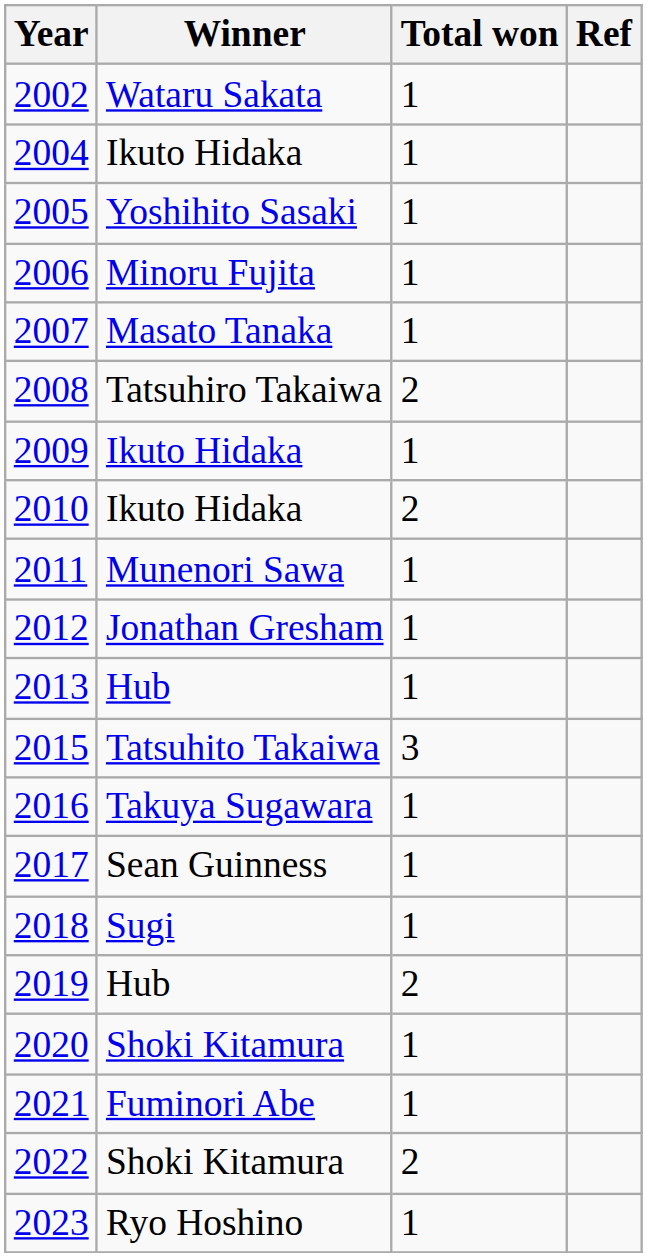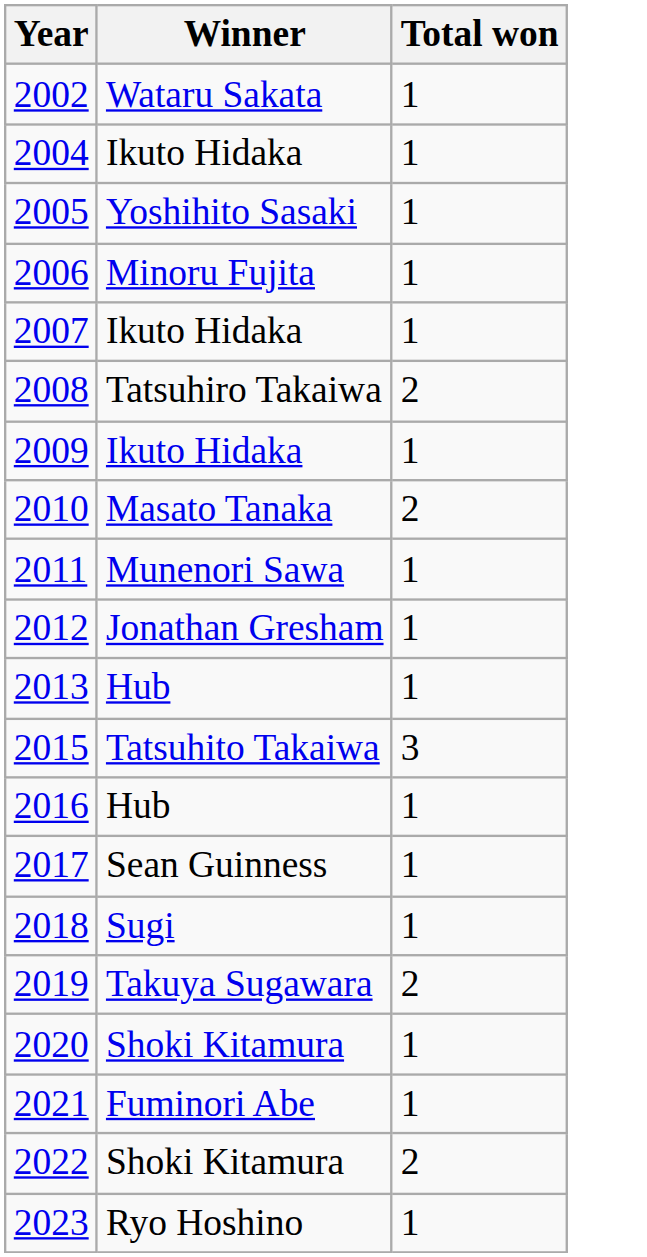- column: (604, 34)
(219, 331) Masato Tanaka -> (204, 331) Ikuto Hidaka
(204, 509) Ikuto Hidaka -> (219, 509) Masato Tanaka
(239, 806) Takuya Sugawara -> (138, 806) Hub
(138, 984) Hub -> (239, 984) Takuya Sugawara
